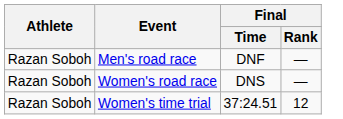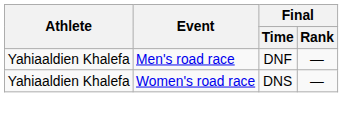(50, 59) Razan Soboh -> (69, 59) Yahiaaldien Khalefa
(50, 81) Razan Soboh -> (69, 81) Yahiaaldien Khalefa
- row: (154, 103)
